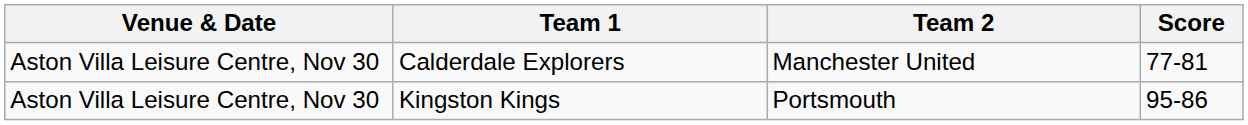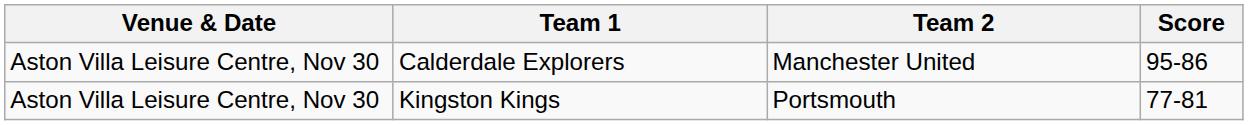(1177, 61) 77-81 -> (1177, 61) 95-86
(1177, 100) 95-86 -> (1177, 100) 77-81
